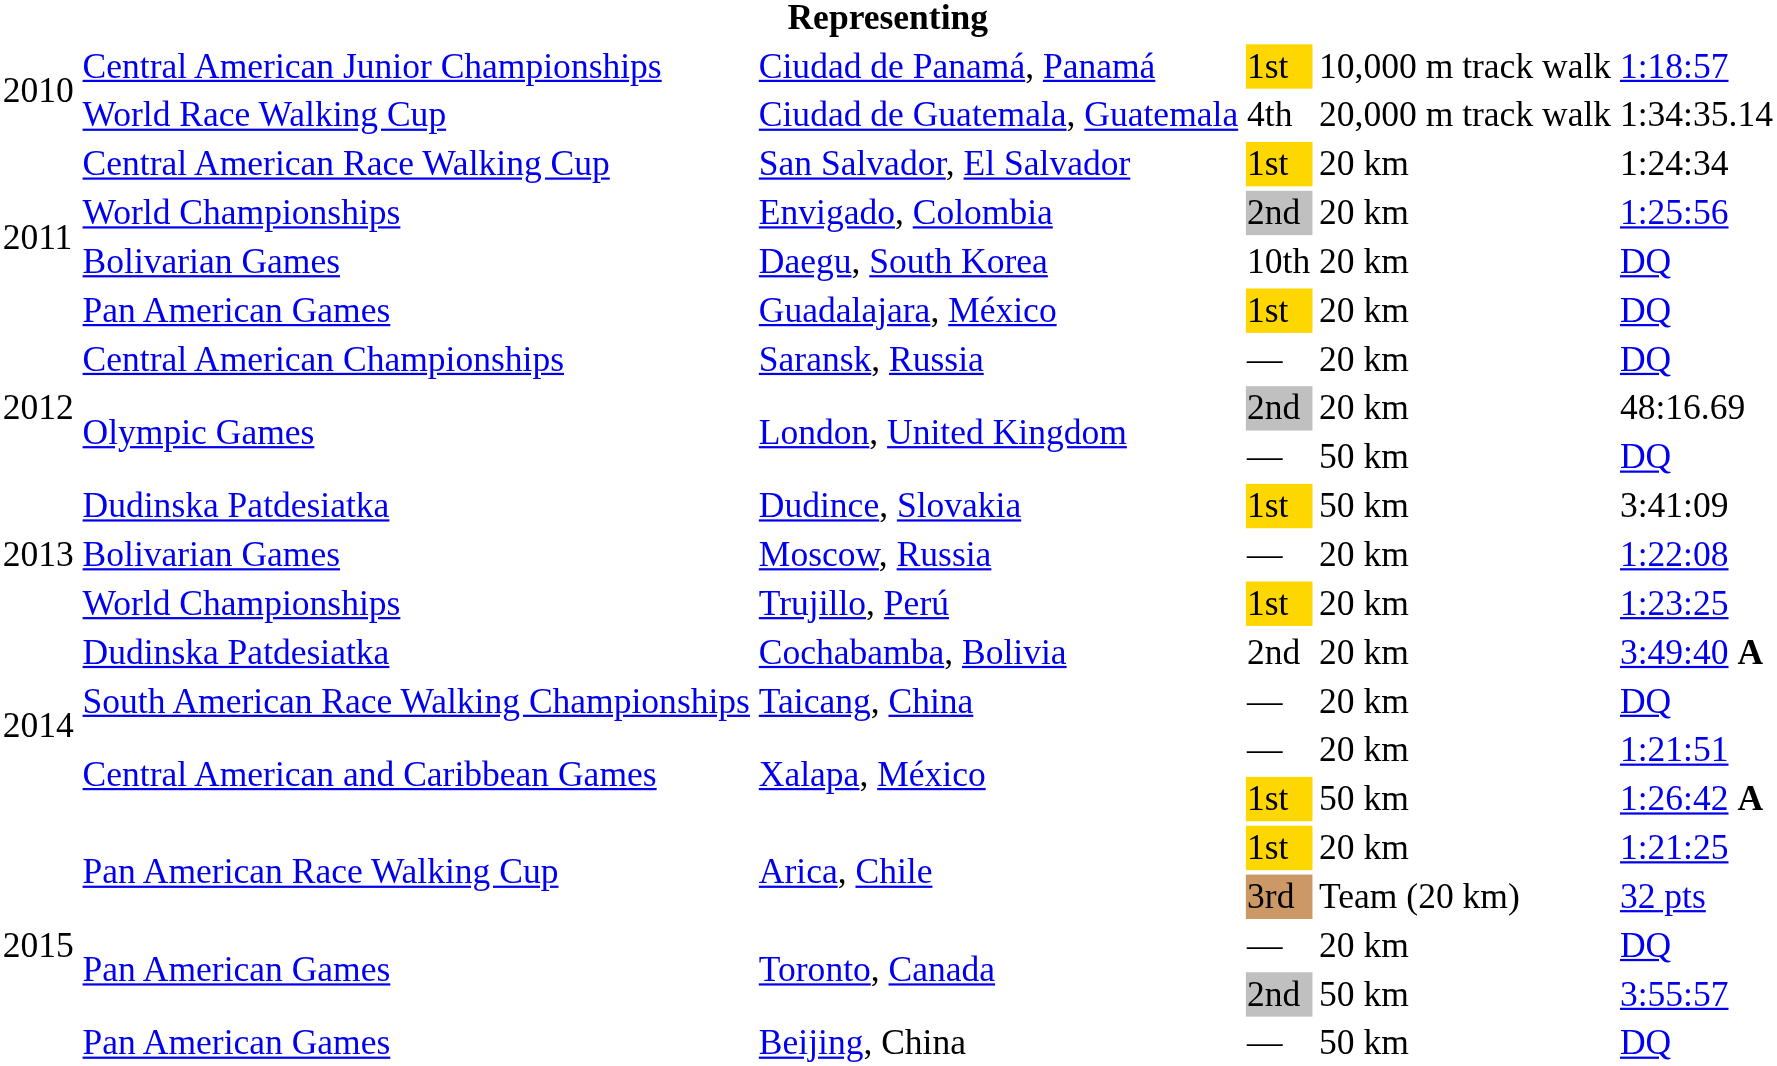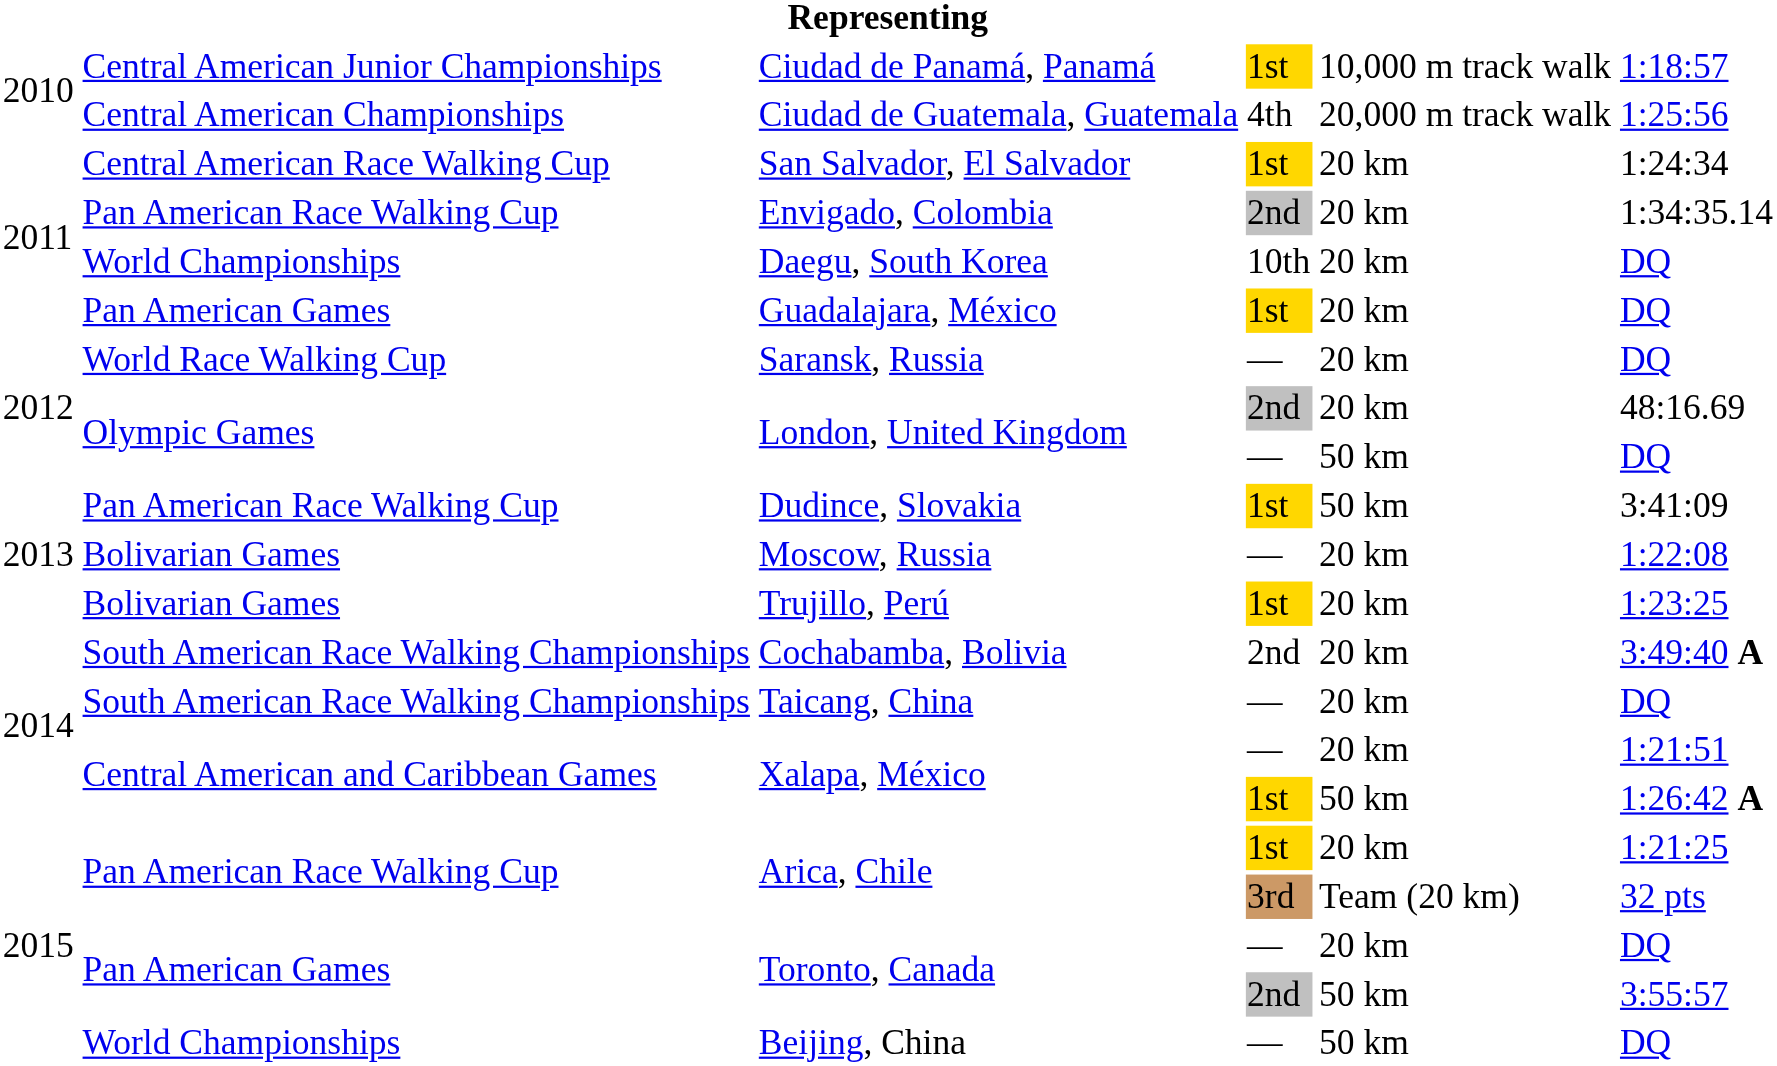(264, 114) World Race Walking Cup -> (323, 114) Central American Championships
(1696, 114) 1:34:35.14 -> (1674, 114) 1:25:56
(241, 212) World Championships -> (321, 212) Pan American Race Walking Cup
(1674, 212) 1:25:56 -> (1696, 212) 1:34:35.14
(211, 261) Bolivarian Games -> (241, 261) World Championships
(323, 358) Central American Championships -> (264, 358) World Race Walking Cup
(236, 505) Dudinska Patdesiatka -> (321, 505) Pan American Race Walking Cup
(241, 603) World Championships -> (211, 603) Bolivarian Games
(236, 651) Dudinska Patdesiatka -> (416, 651) South American Race Walking Championships
(236, 1042) Pan American Games -> (241, 1042) World Championships
